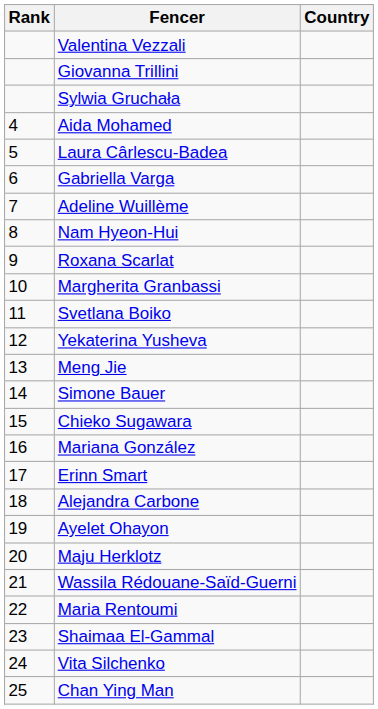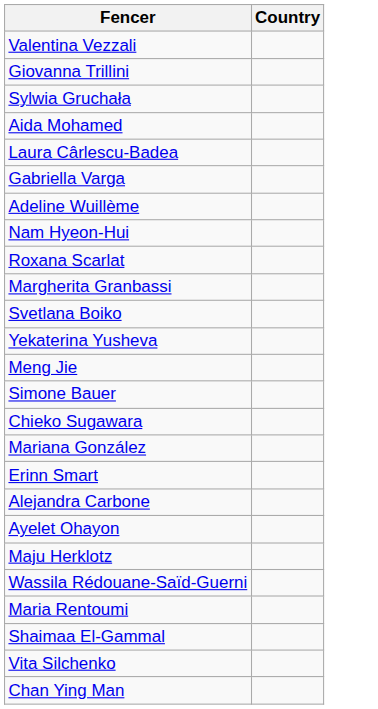- column: (29, 17)
